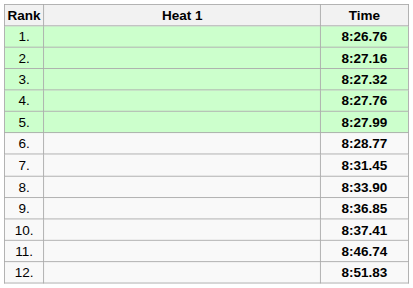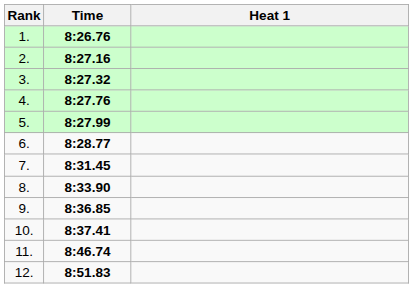columns swapped: (182, 15) <-> (364, 15)
